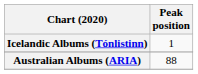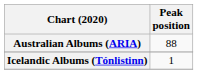rows swapped: (77, 60) <-> (77, 43)
